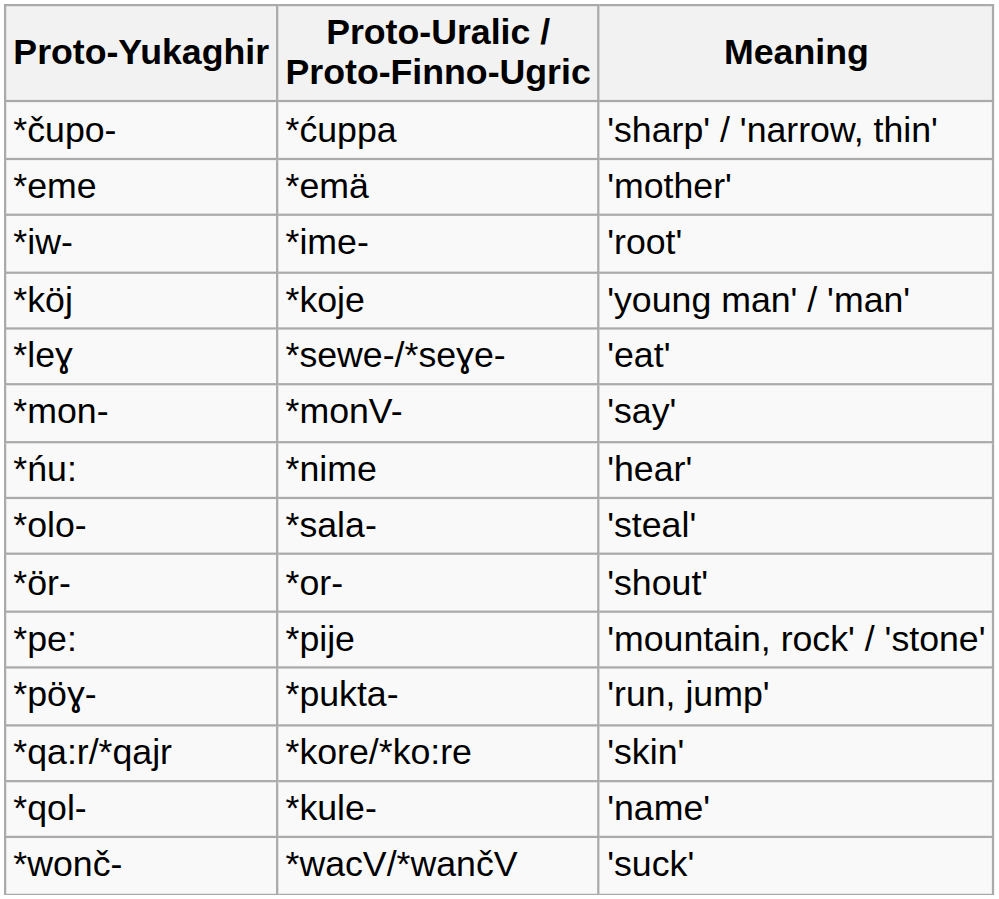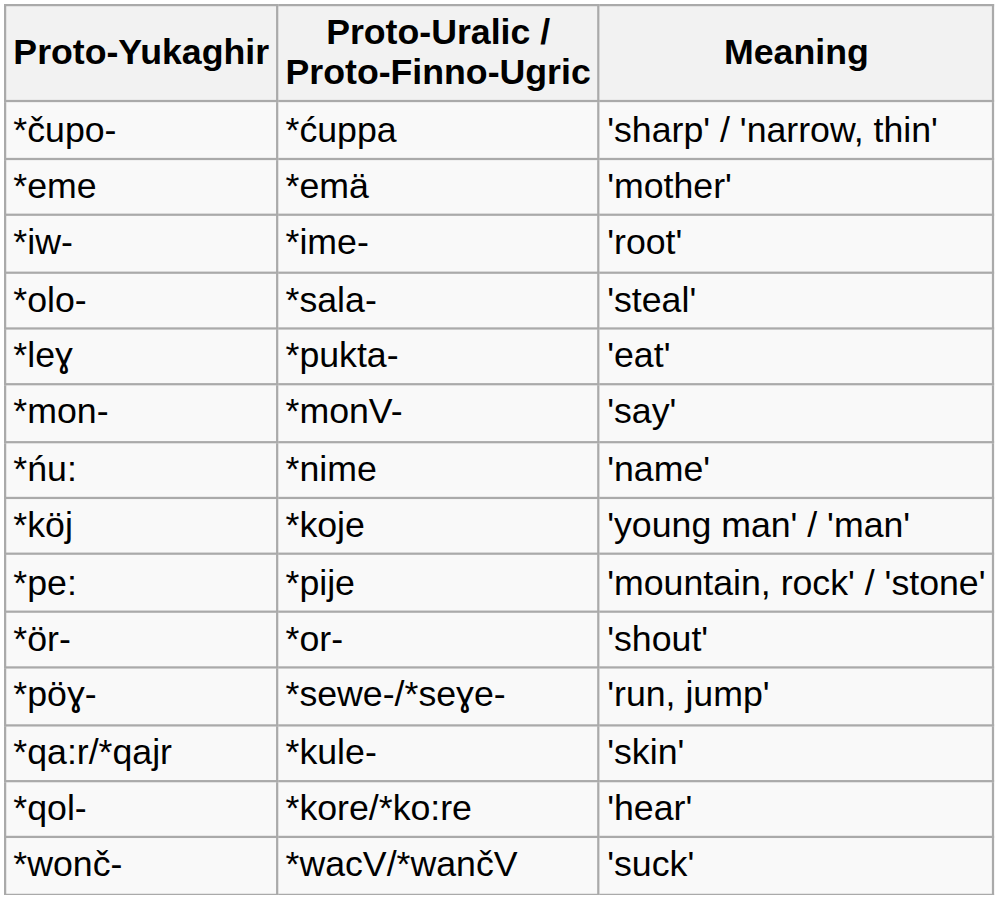rows swapped: (43, 299) <-> (50, 525)
(396, 355) *sewe-/*seɣe- -> (342, 355) *pukta-
(650, 469) 'hear' -> (659, 469) 'name'
rows swapped: (42, 582) <-> (45, 638)
(342, 695) *pukta- -> (396, 695) *sewe-/*seɣe-
(379, 751) *kore/*ko:re -> (331, 751) *kule-
(331, 808) *kule- -> (379, 808) *kore/*ko:re
(659, 808) 'name' -> (650, 808) 'hear'
